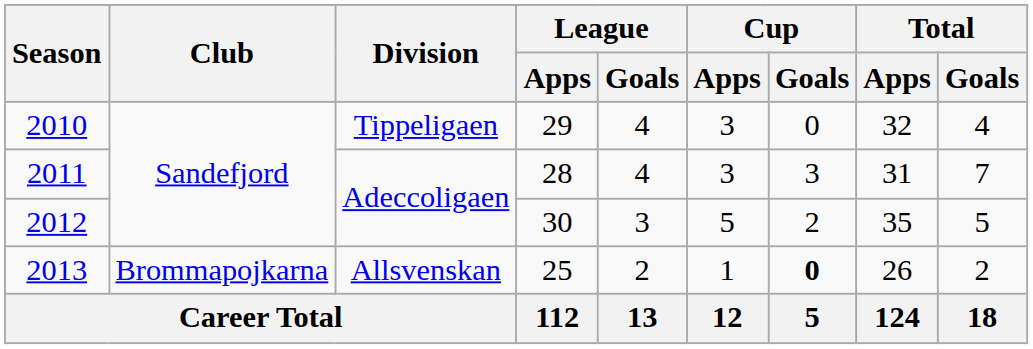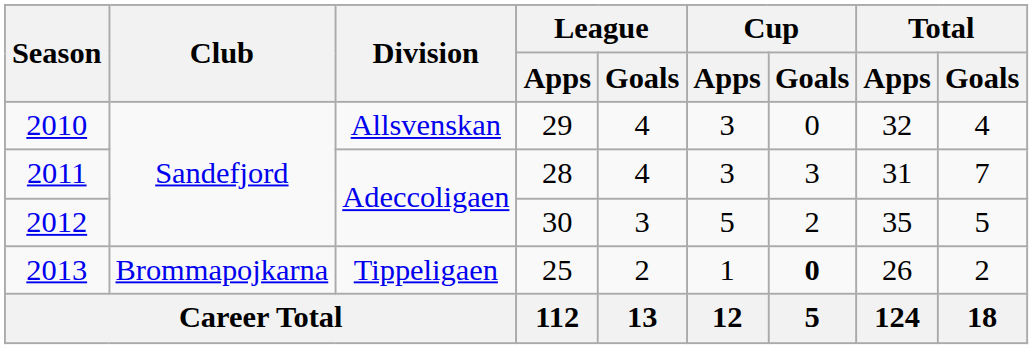(426, 125) Tippeligaen -> (426, 125) Allsvenskan
(426, 269) Allsvenskan -> (426, 269) Tippeligaen
